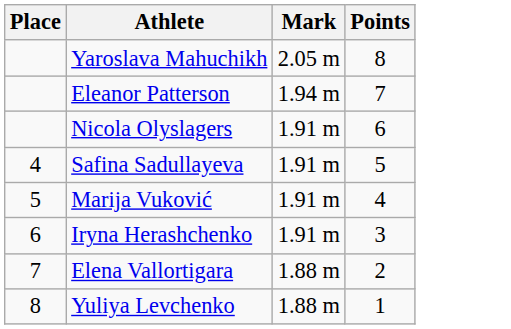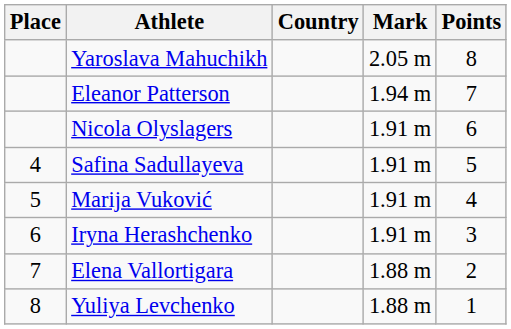+ column: (318, 22)
